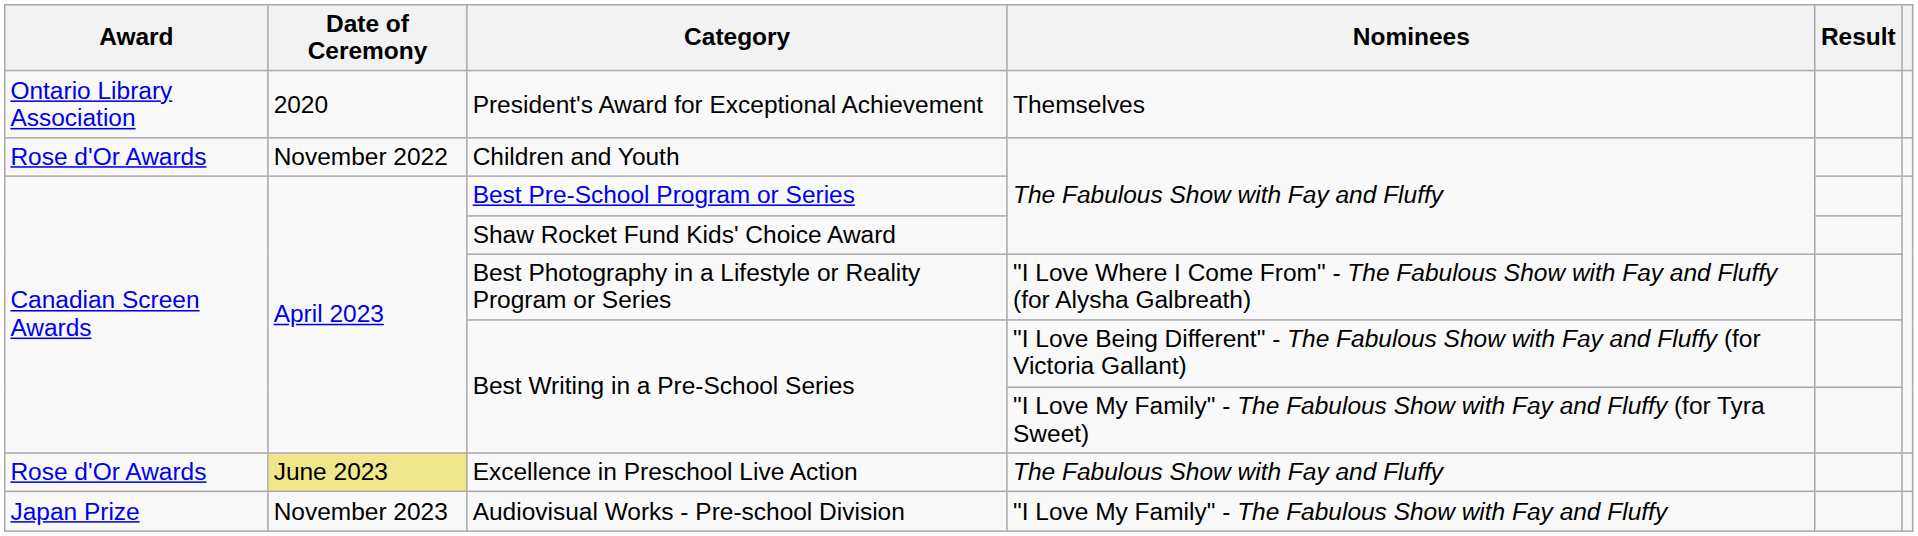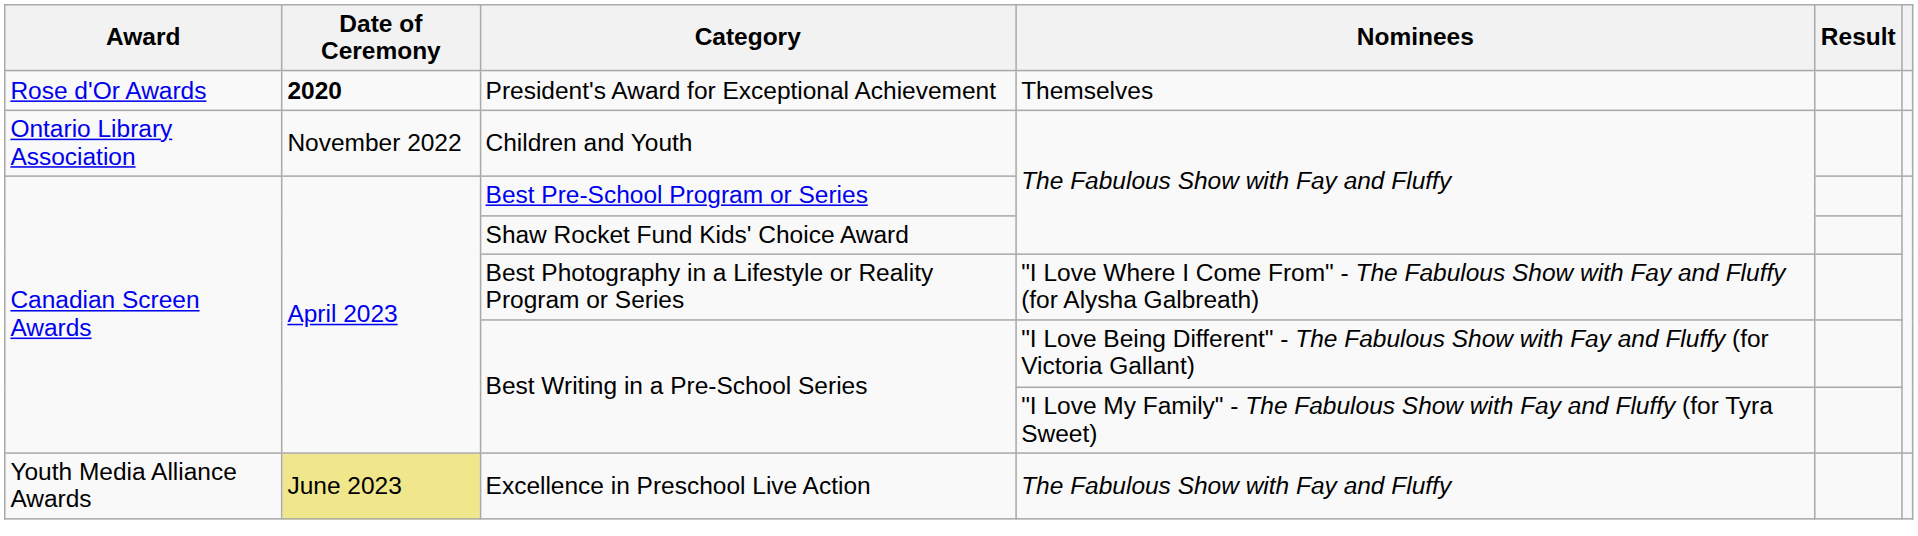(91, 104) Ontario Library Association -> (108, 90) Rose d'Or Awards
(301, 104) normal -> (315, 90) bold
(108, 156) Rose d'Or Awards -> (91, 142) Ontario Library Association
(108, 472) Rose d'Or Awards -> (124, 485) Youth Media Alliance Awards
- row: (689, 511)
